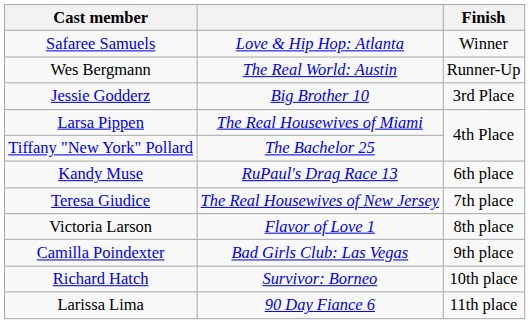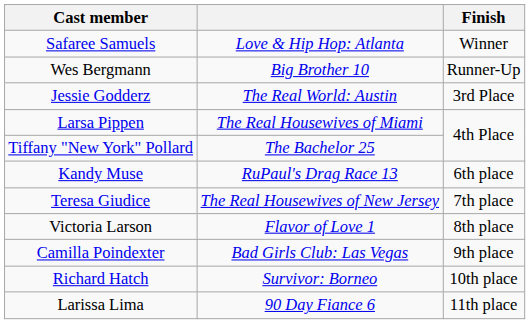(320, 69) The Real World: Austin -> (320, 69) Big Brother 10
(320, 95) Big Brother 10 -> (320, 95) The Real World: Austin
